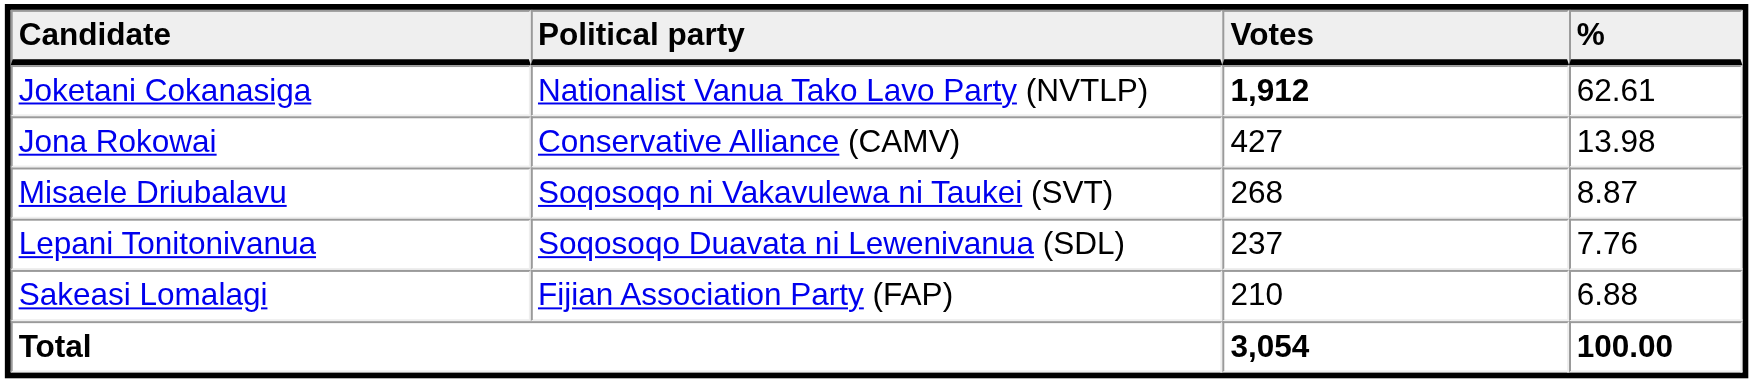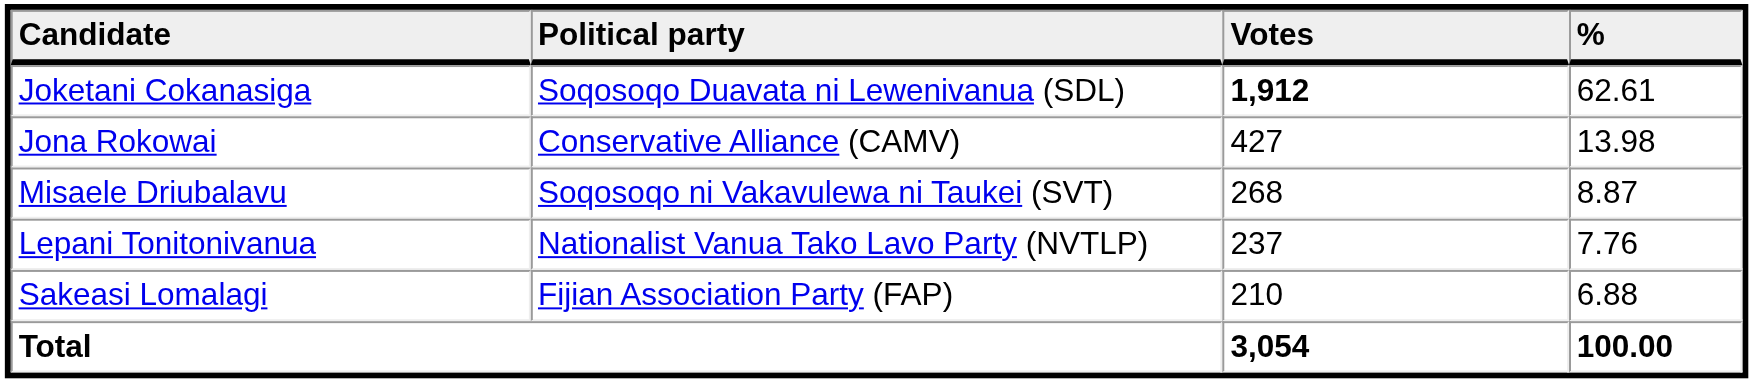(843, 90) Nationalist Vanua Tako Lavo Party (NVTLP) -> (831, 90) Soqosoqo Duavata ni Lewenivanua (SDL)
(831, 243) Soqosoqo Duavata ni Lewenivanua (SDL) -> (843, 243) Nationalist Vanua Tako Lavo Party (NVTLP)
